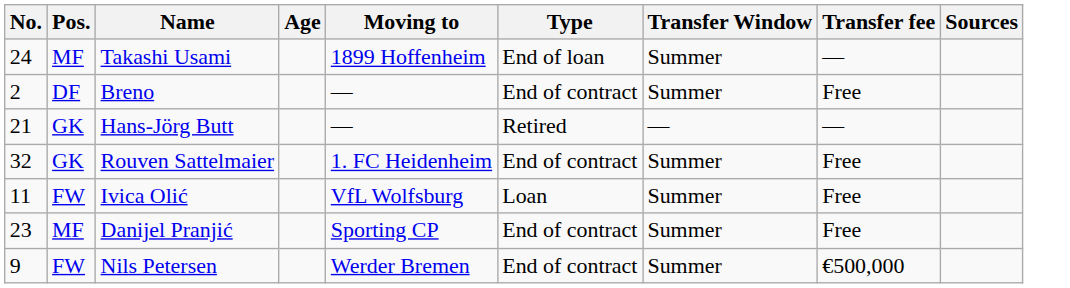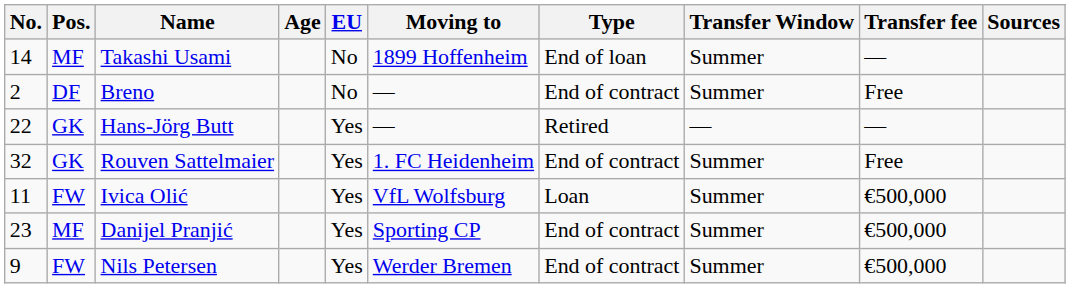+ column: (347, 21)
(21, 56) 24 -> (21, 56) 14
(21, 126) 21 -> (21, 126) 22
(842, 195) Free -> (905, 195) €500,000
(842, 230) Free -> (905, 230) €500,000
